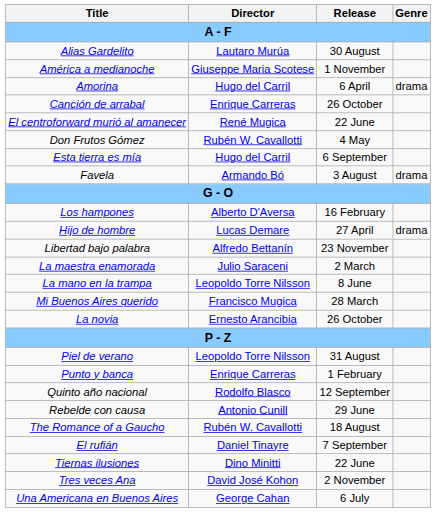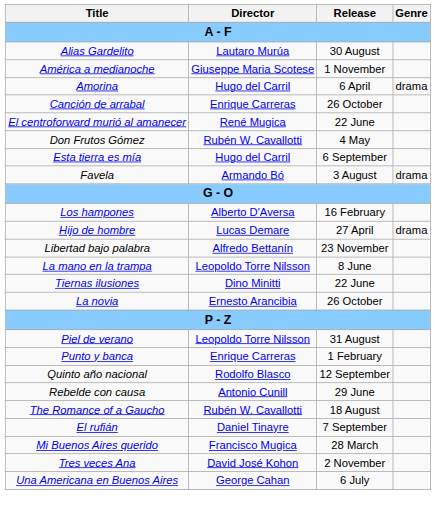- row: (97, 266)
rows swapped: (97, 302) <-> (97, 463)
